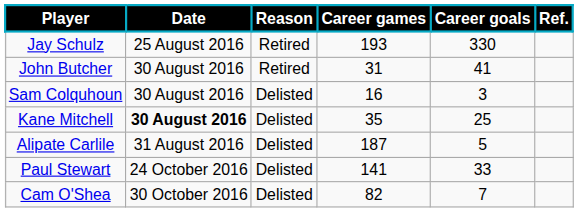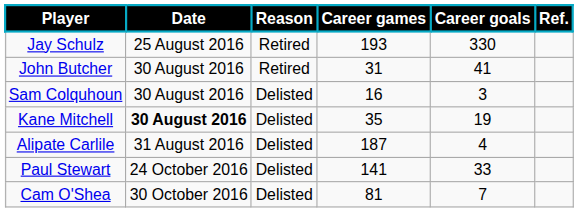(483, 120) 25 -> (483, 120) 19
(483, 145) 5 -> (483, 145) 4
(374, 195) 82 -> (374, 195) 81
